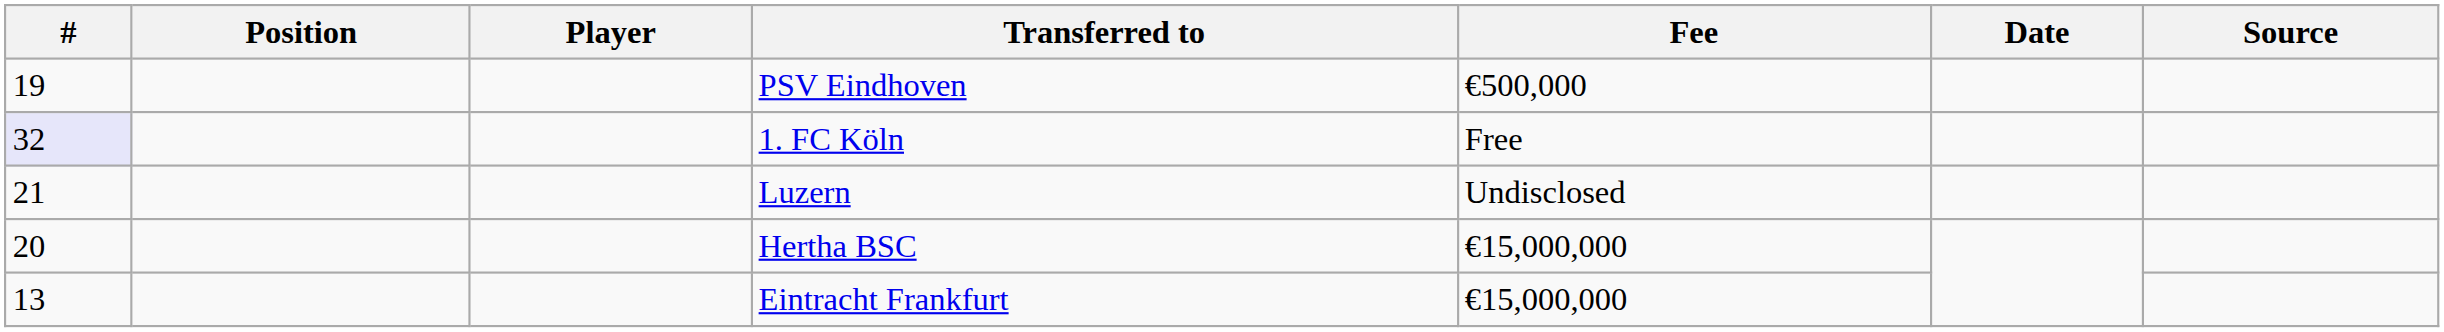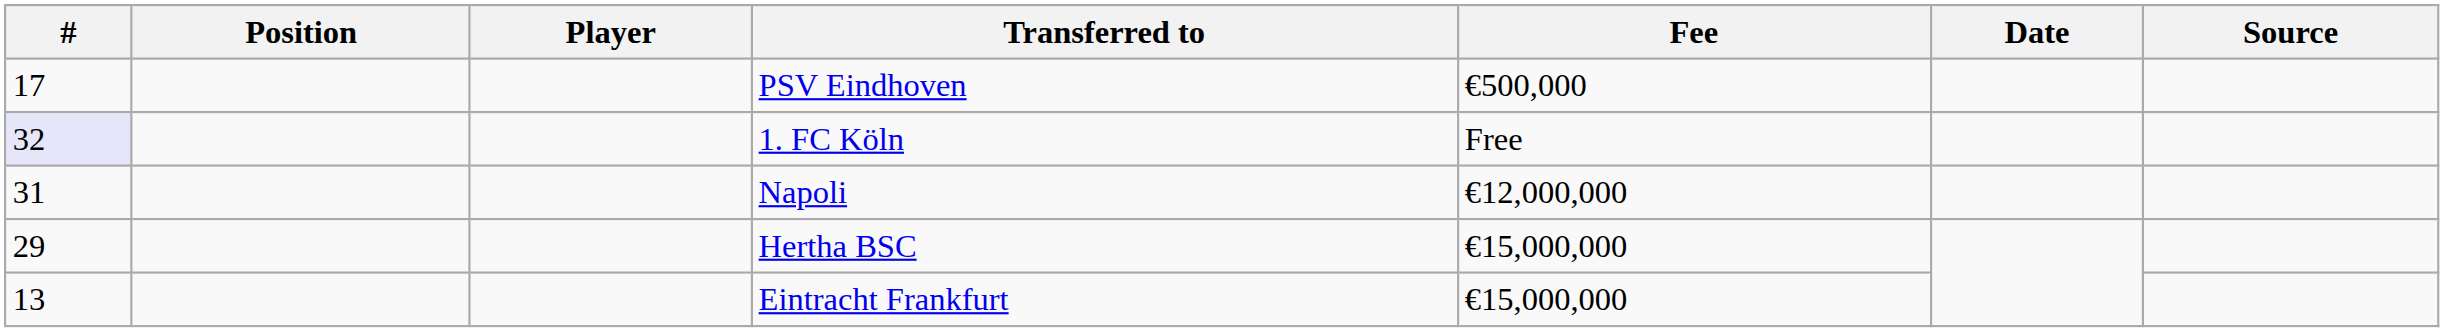(29, 85) 19 -> (29, 85) 17
- row: (805, 192)
+ row: (803, 192)
(29, 246) 20 -> (29, 246) 29
